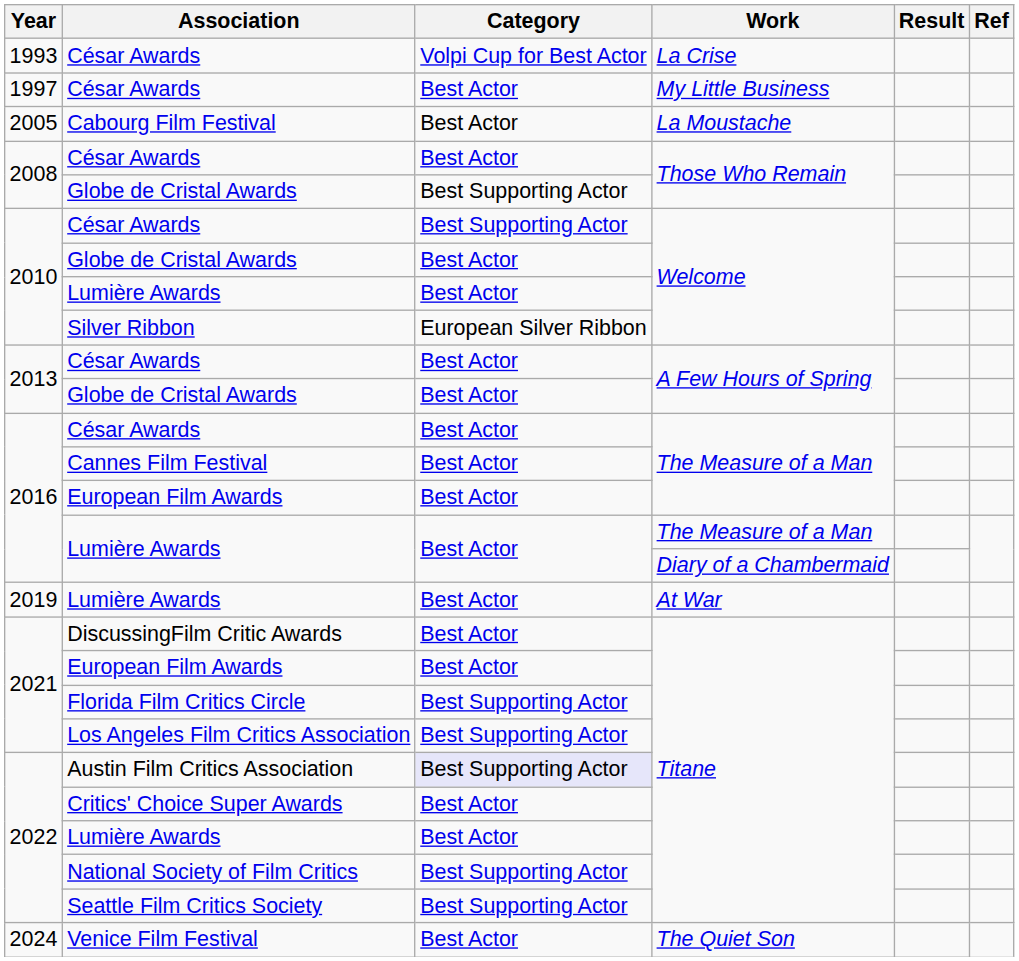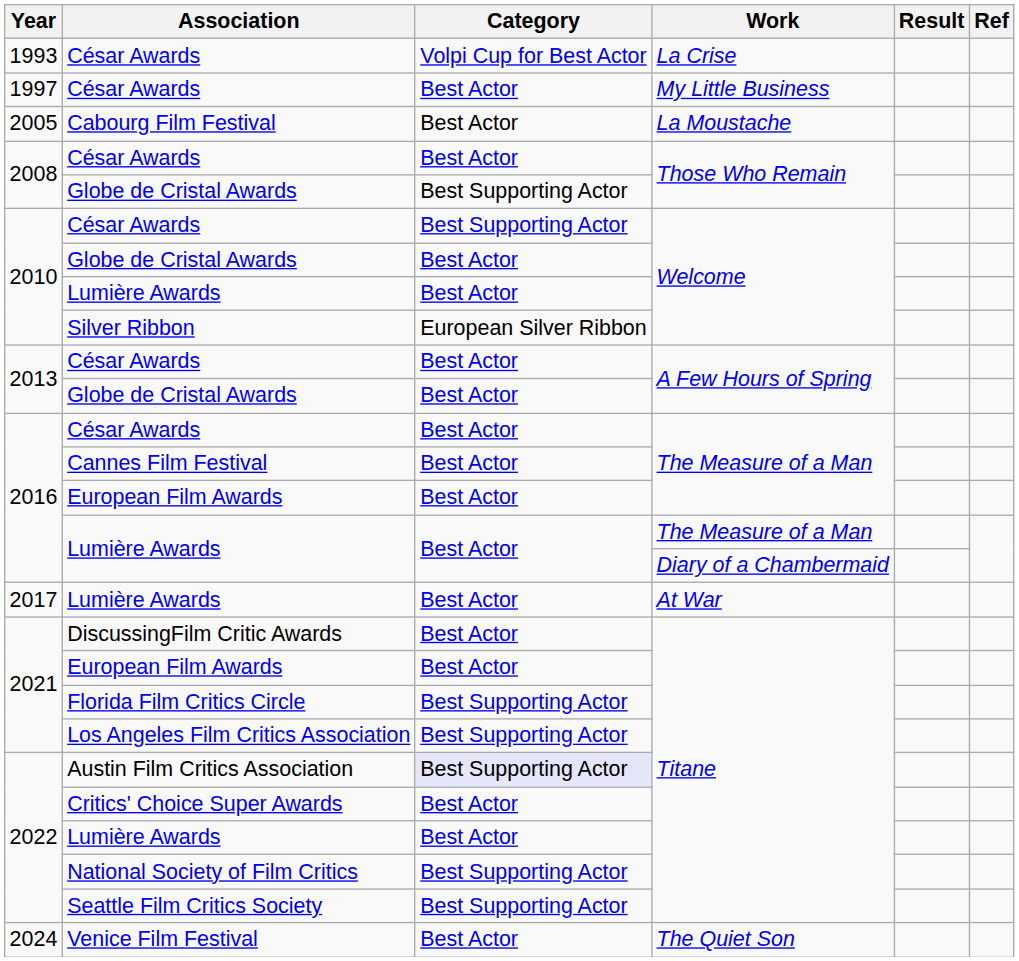(33, 599) 2019 -> (33, 599) 2017
